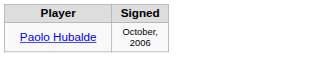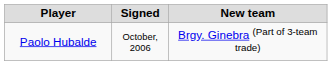+ column: (248, 13)
